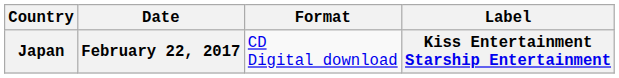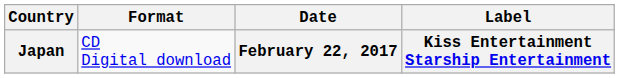columns swapped: (161, 17) <-> (323, 17)
